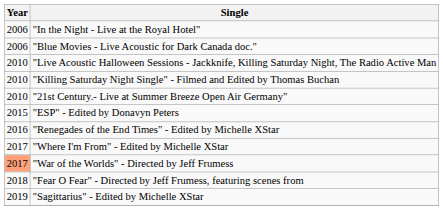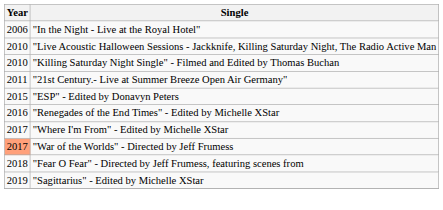- row: (145, 46)
(17, 96) 2010 -> (17, 79) 2011
